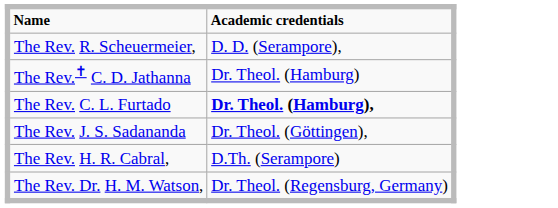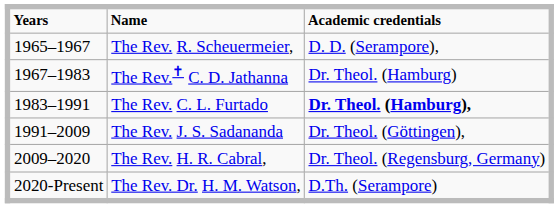+ column: (31, 21)
(275, 158) D.Th. (Serampore) -> (427, 158) Dr. Theol. (Regensburg, Germany)
(330, 185) Dr. Theol. (Regensburg, Germany) -> (373, 185) D.Th. (Serampore)
